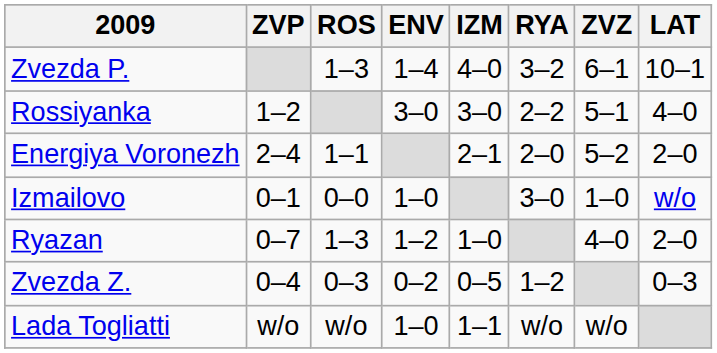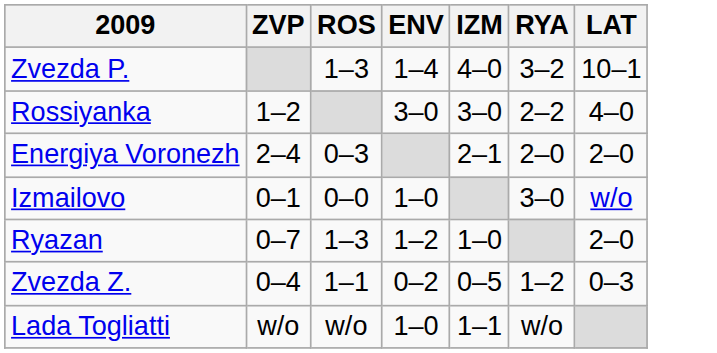- column: (607, 25)
(346, 154) 1–1 -> (346, 154) 0–3
(346, 283) 0–3 -> (346, 283) 1–1
